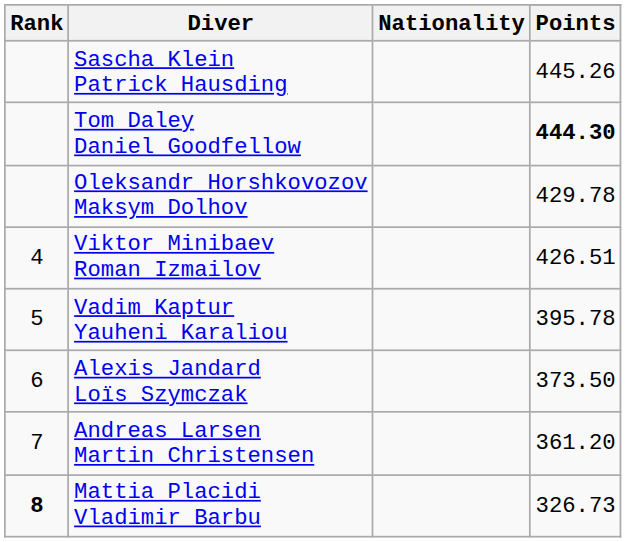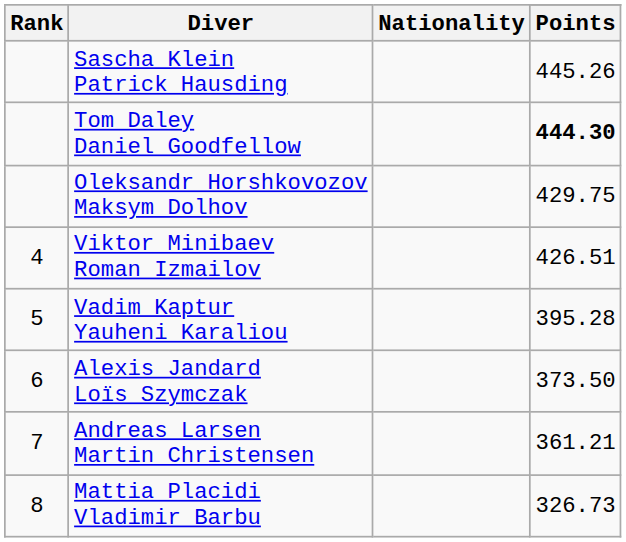(576, 196) 429.78 -> (576, 196) 429.75
(576, 320) 395.78 -> (576, 320) 395.28
(576, 443) 361.20 -> (576, 443) 361.21
(37, 505) bold -> (37, 505) normal
